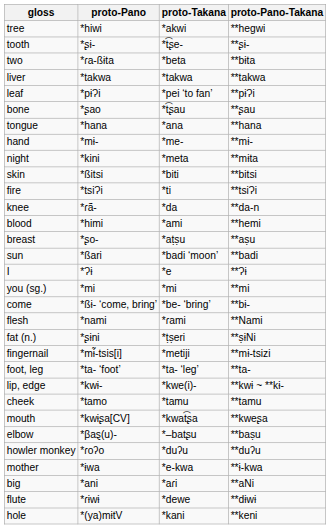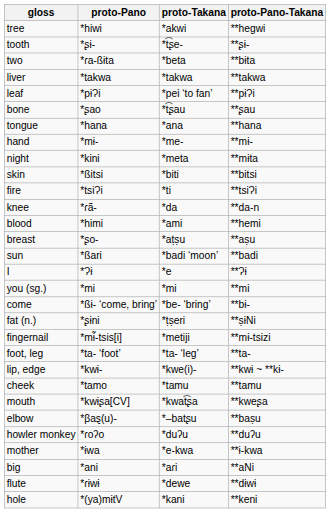- row: (17, 321)
